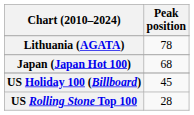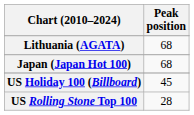(166, 45) 78 -> (166, 45) 68
